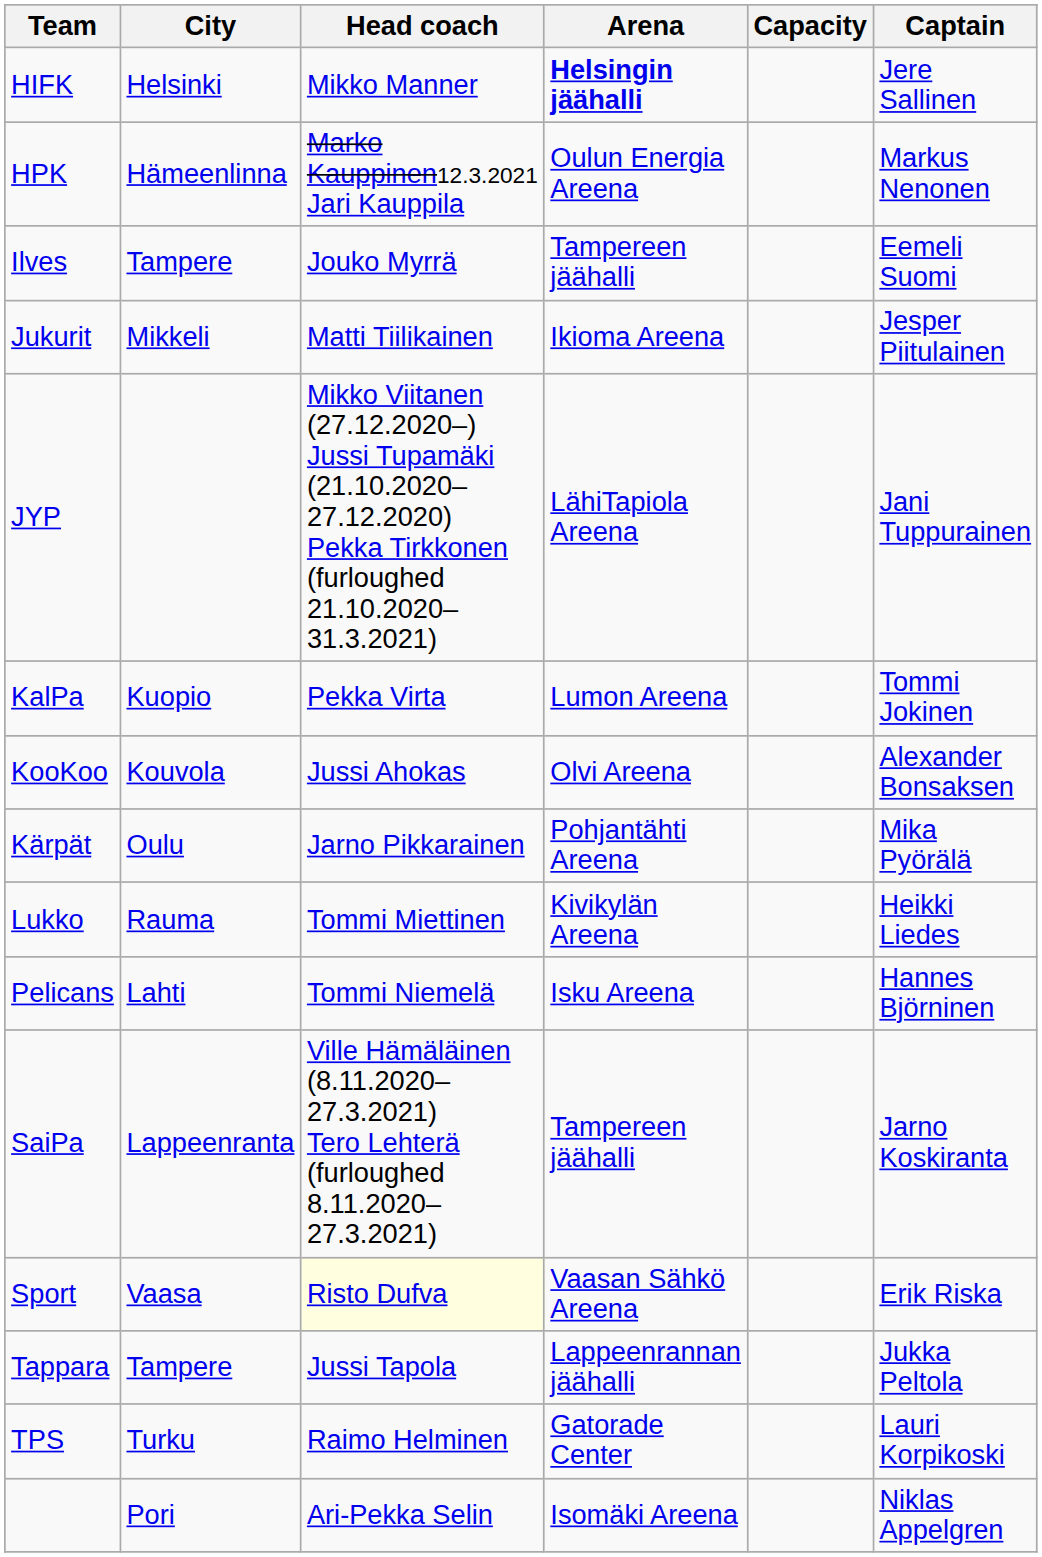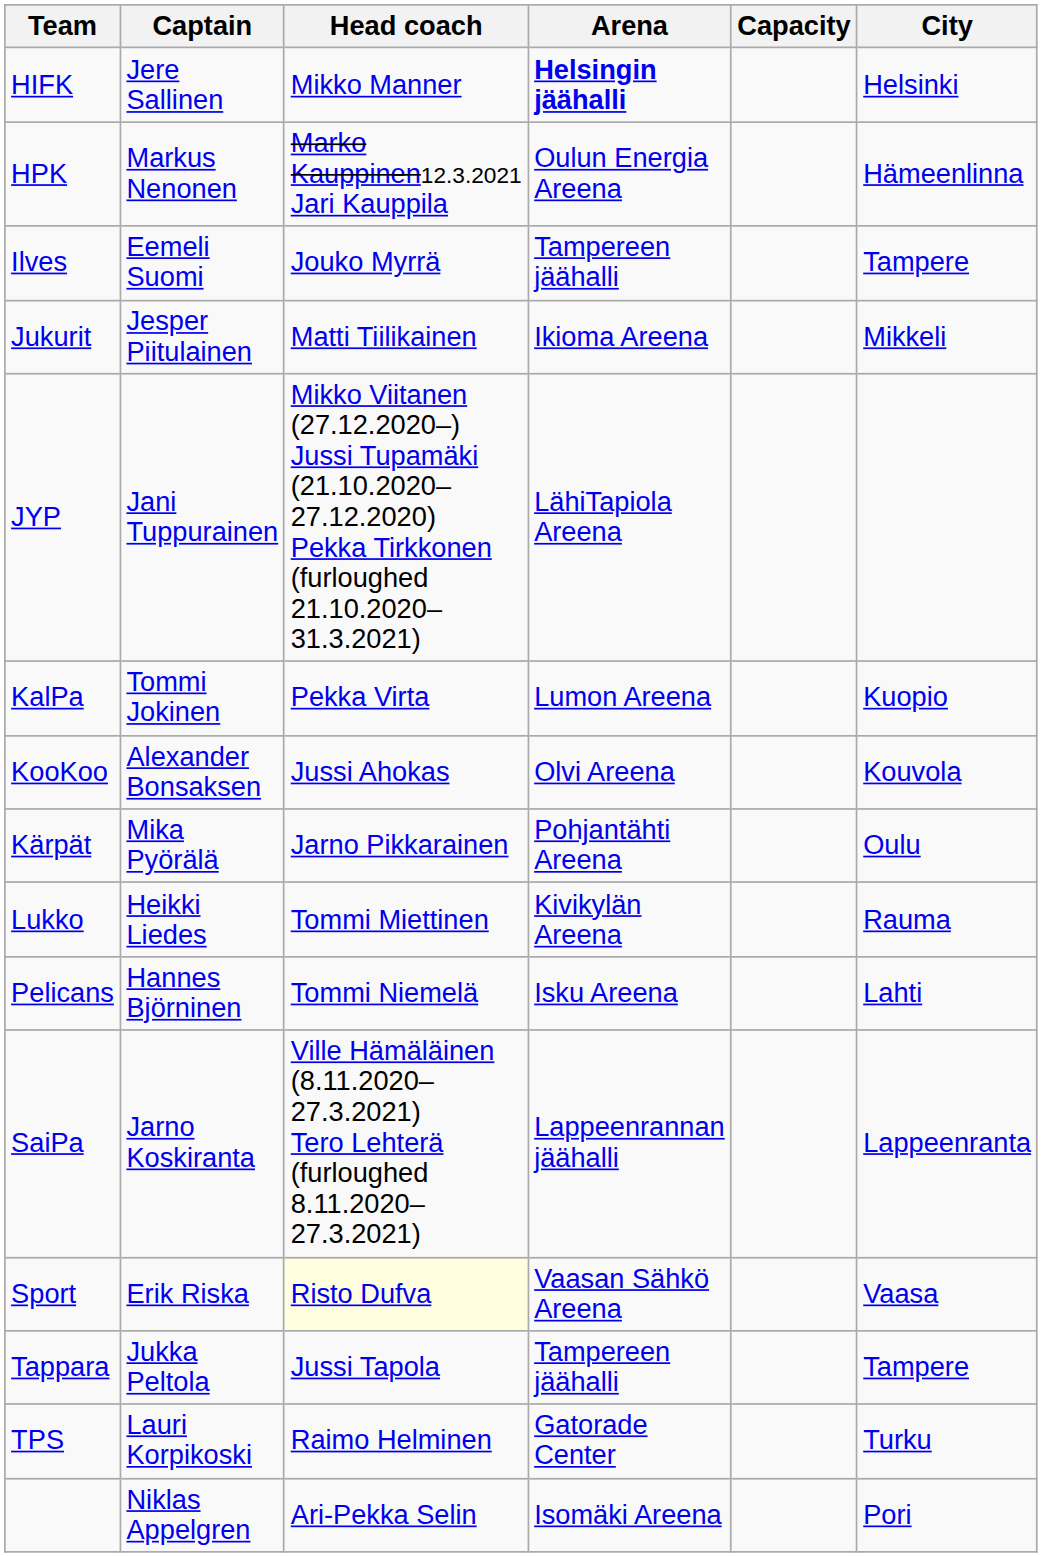columns swapped: (210, 26) <-> (955, 26)
(618, 1143) Tampereen jäähalli -> (629, 1143) Lappeenrannan jäähalli
(646, 1367) Lappeenrannan jäähalli -> (602, 1367) Tampereen jäähalli
